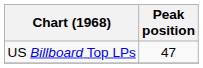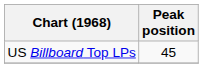(169, 52) 47 -> (169, 52) 45
